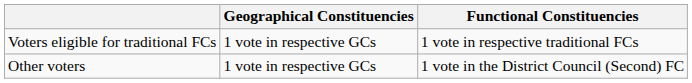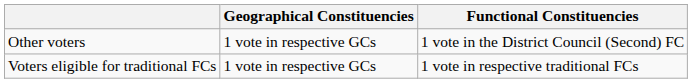rows swapped: (112, 41) <-> (47, 66)
